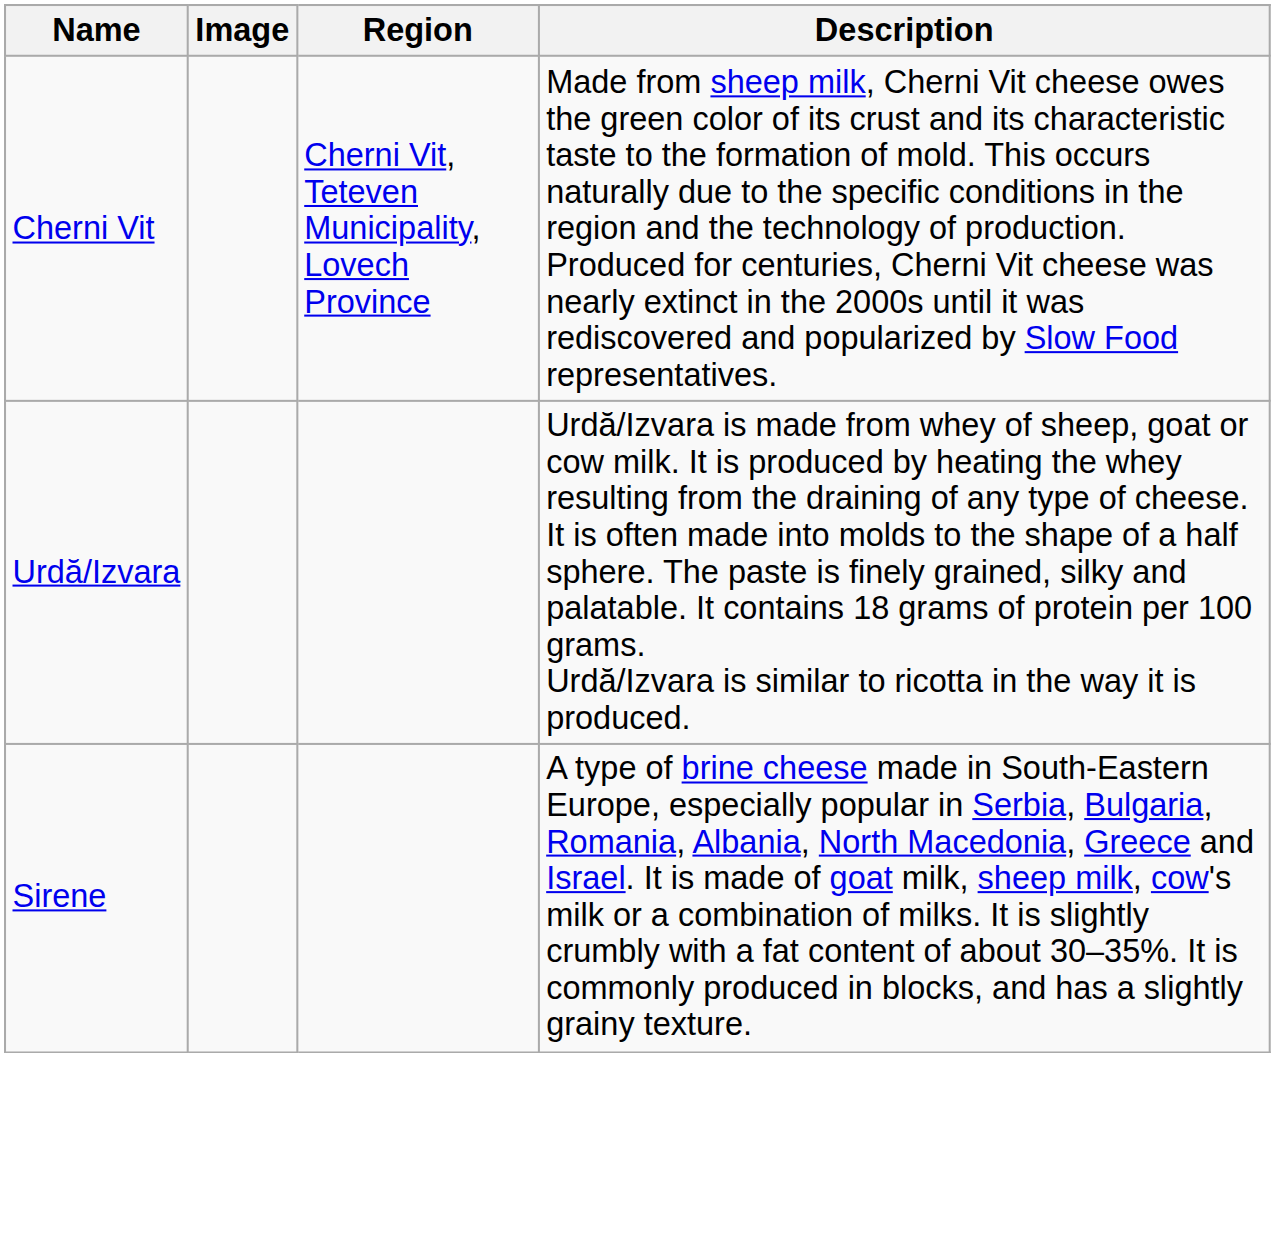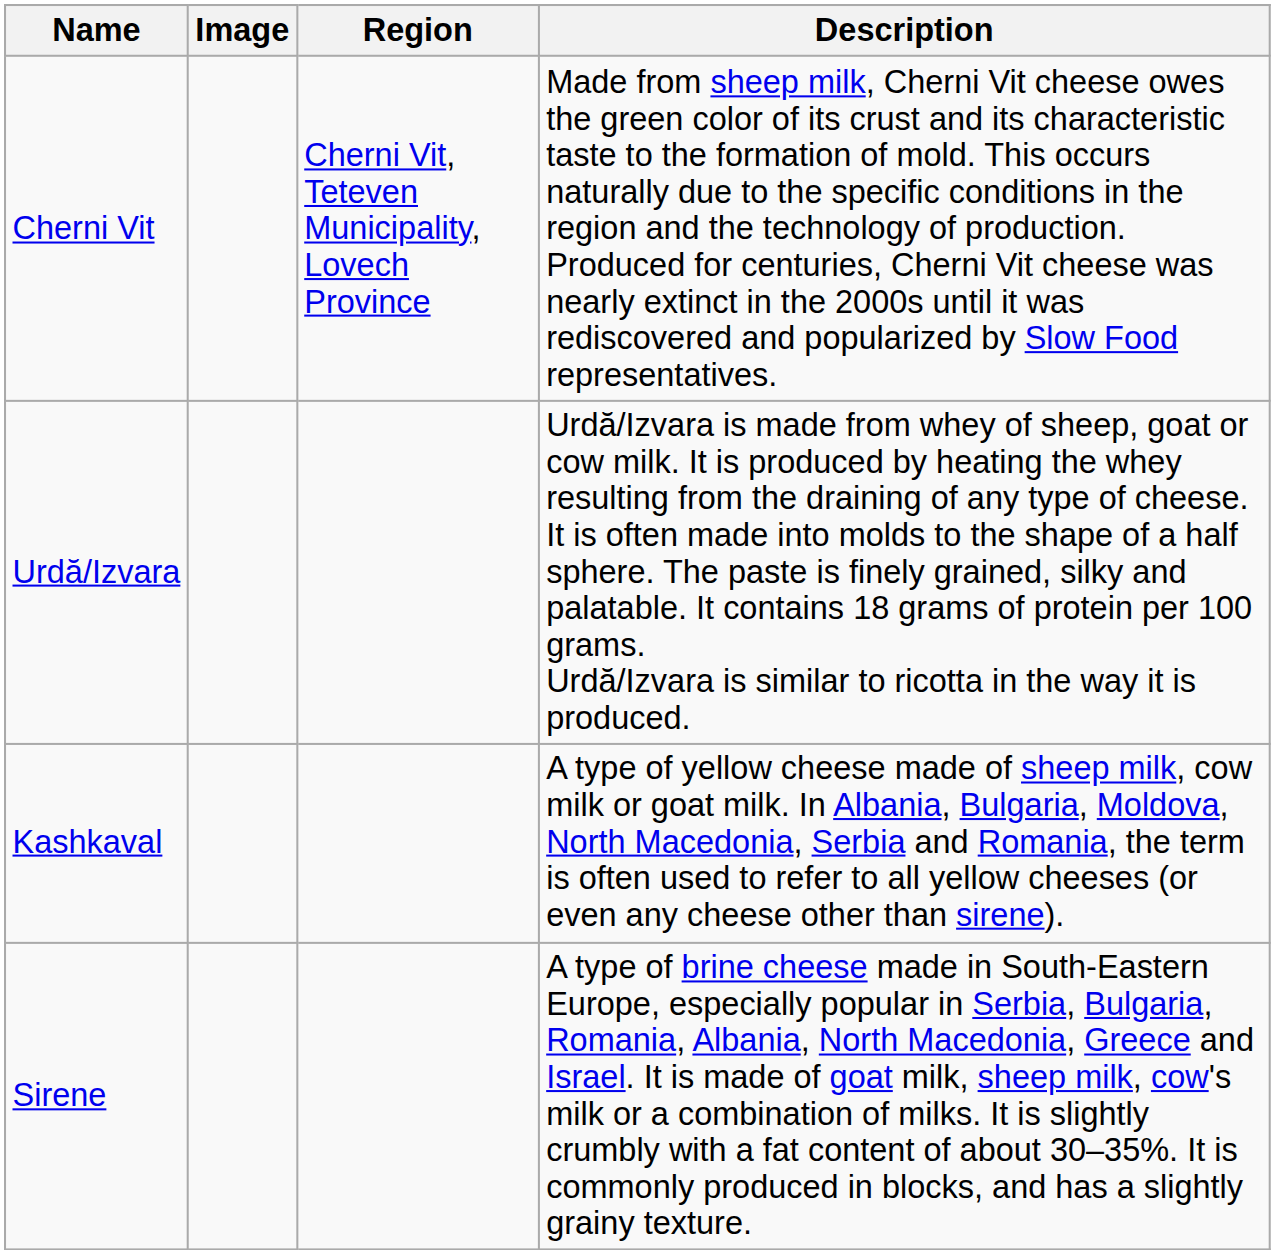+ row: (87, 842)
